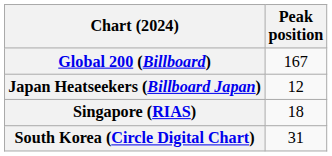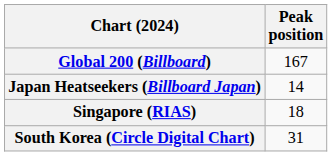(296, 86) 12 -> (296, 86) 14
